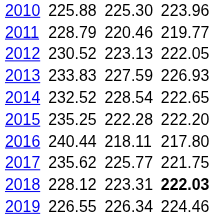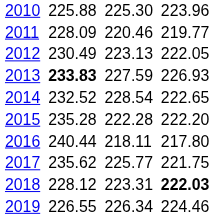(72, 32) 228.79 -> (72, 32) 228.09
(72, 54) 230.52 -> (72, 54) 230.49
(72, 76) normal -> (72, 76) bold
(72, 119) 235.25 -> (72, 119) 235.28
